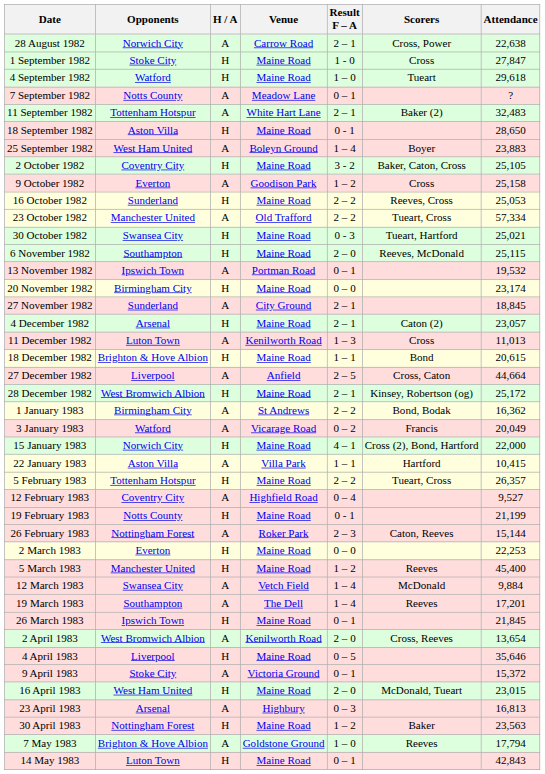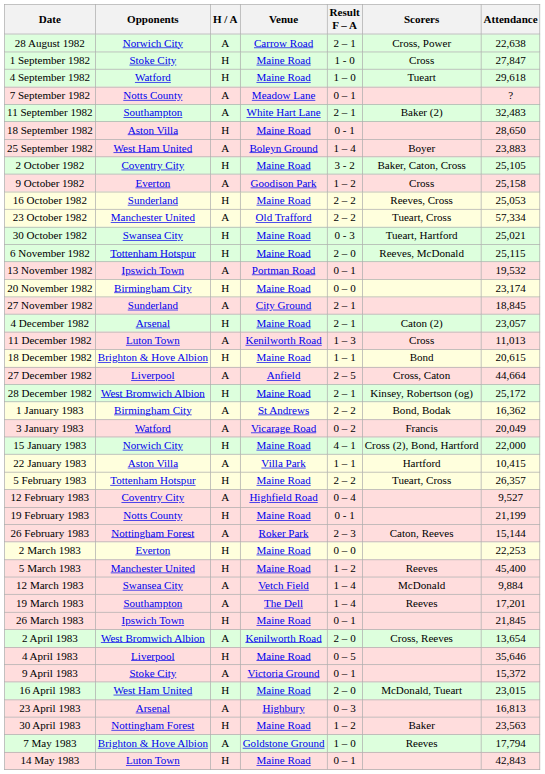(153, 113) Tottenham Hotspur -> (153, 113) Southampton
(153, 253) Southampton -> (153, 253) Tottenham Hotspur
